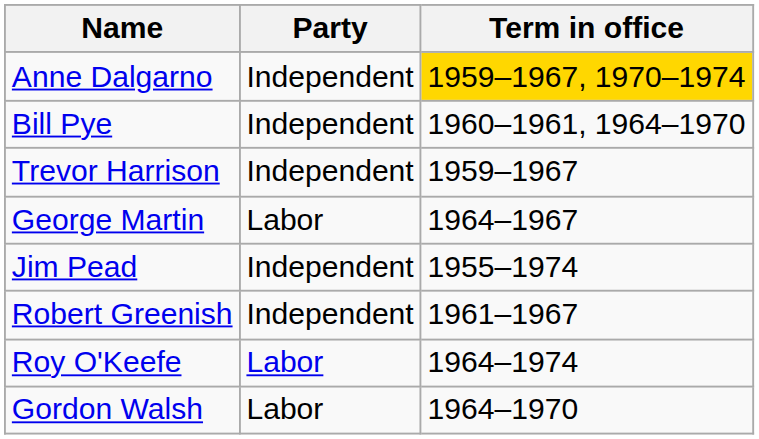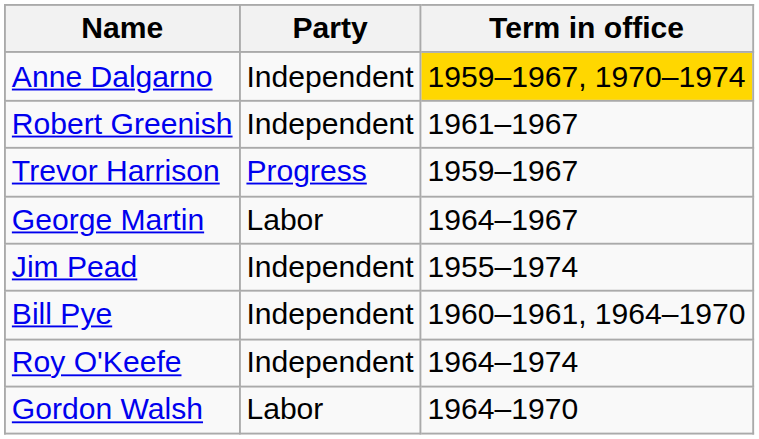rows swapped: (122, 314) <-> (62, 123)
(330, 171) Independent -> (307, 171) Progress
(285, 362) Labor -> (330, 362) Independent
